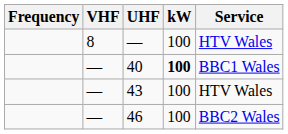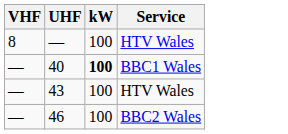- column: (44, 16)
